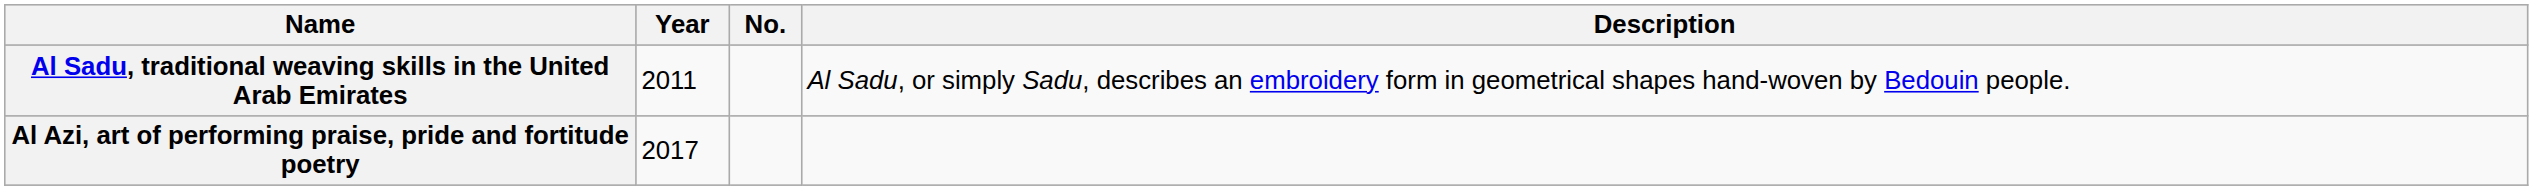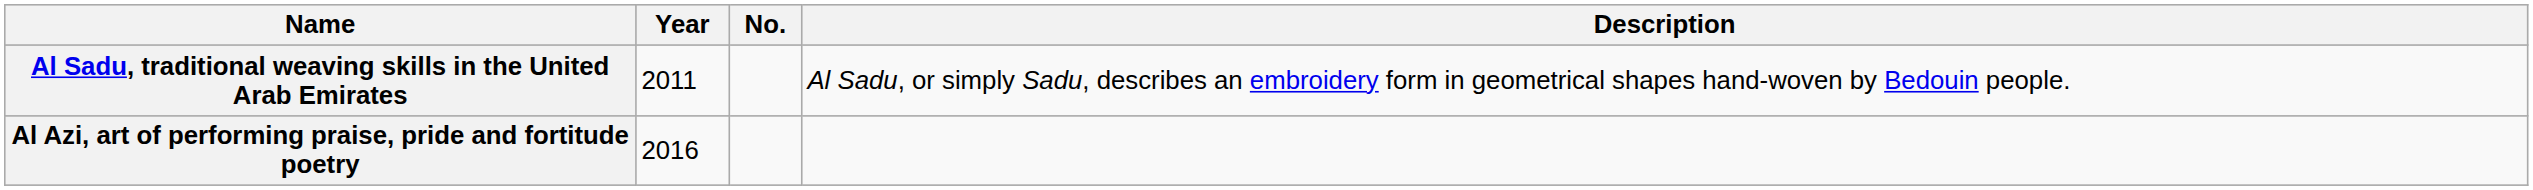(670, 150) 2017 -> (670, 150) 2016
